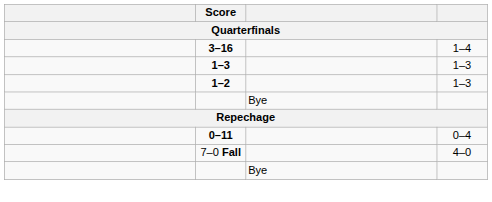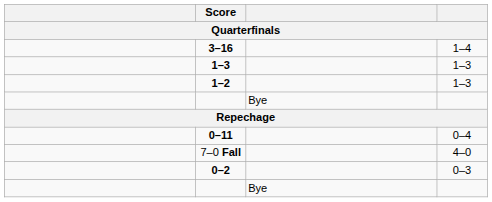+ row: (221, 170)
